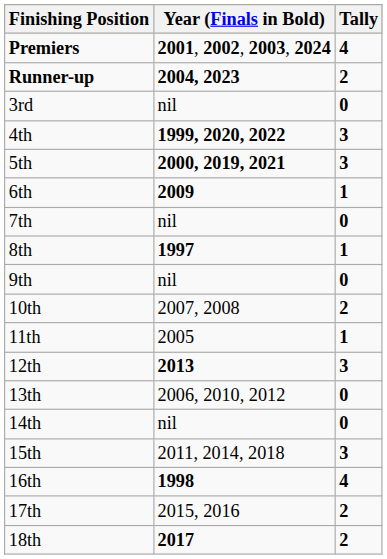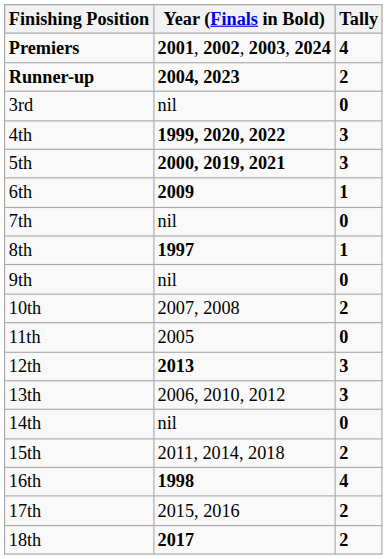(344, 337) 1 -> (344, 337) 0
(344, 395) 0 -> (344, 395) 3
(344, 452) 3 -> (344, 452) 2
